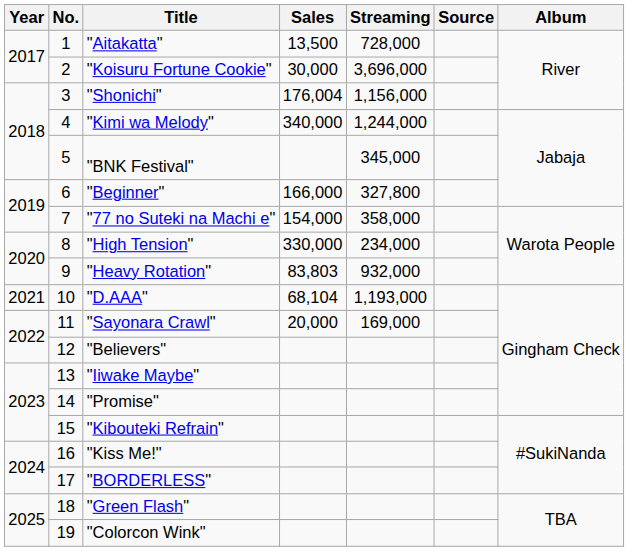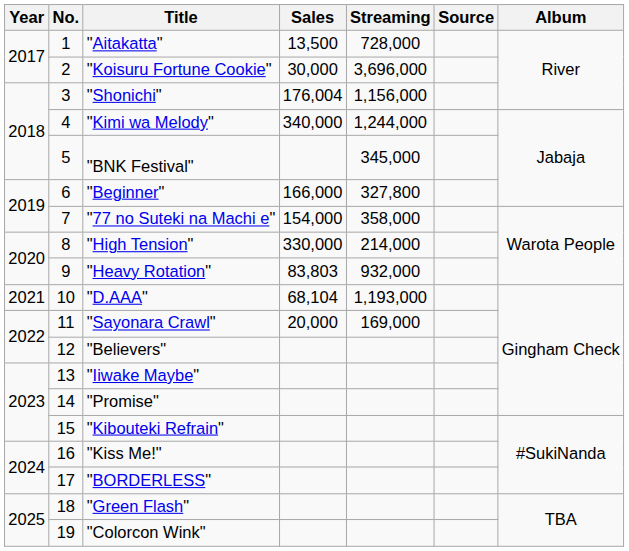(390, 245) 234,000 -> (390, 245) 214,000
